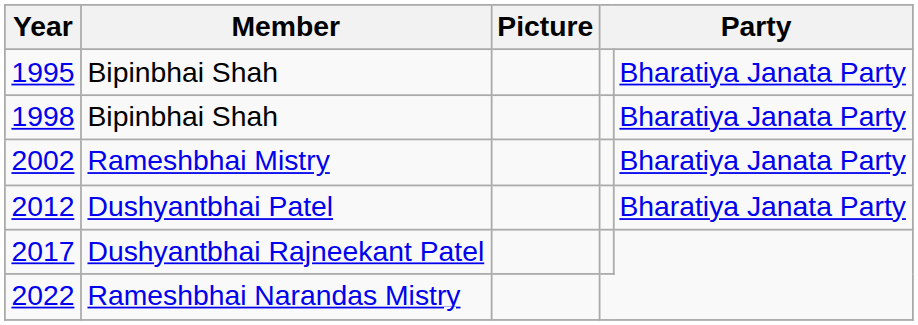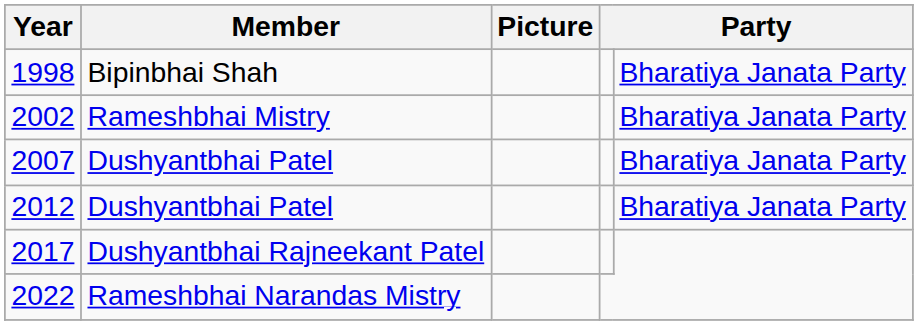- row: (43, 71)
+ row: (43, 161)
